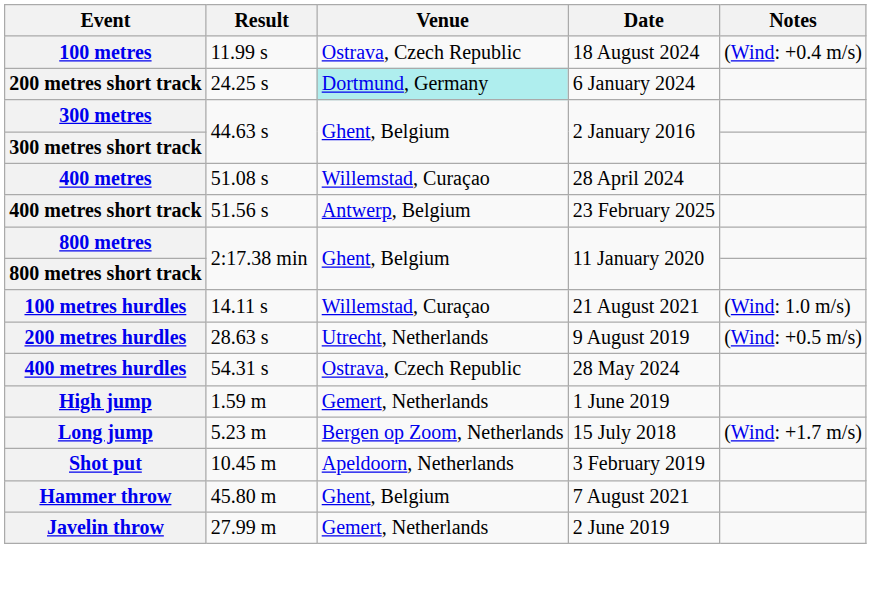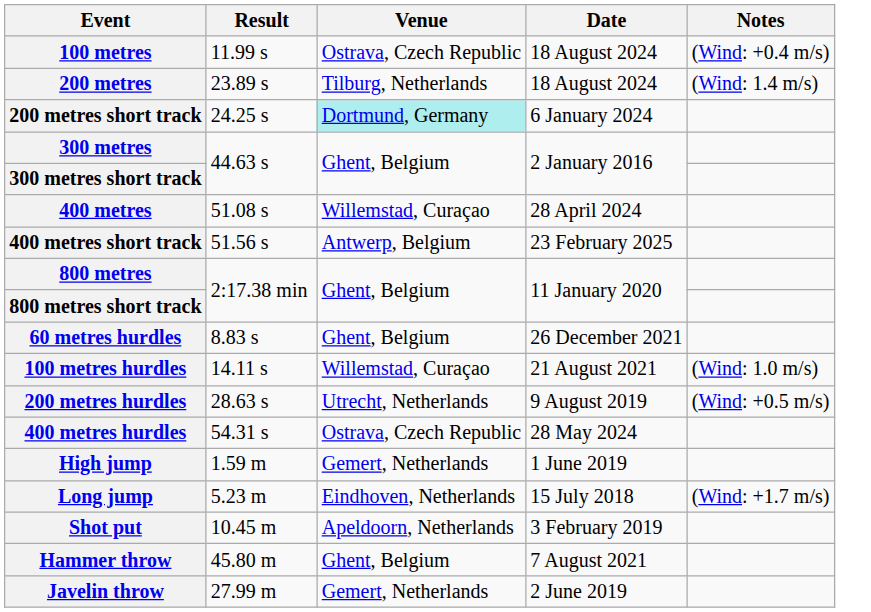+ row: (105, 83)
+ row: (105, 337)
(443, 432) Bergen op Zoom, Netherlands -> (418, 496) Eindhoven, Netherlands
